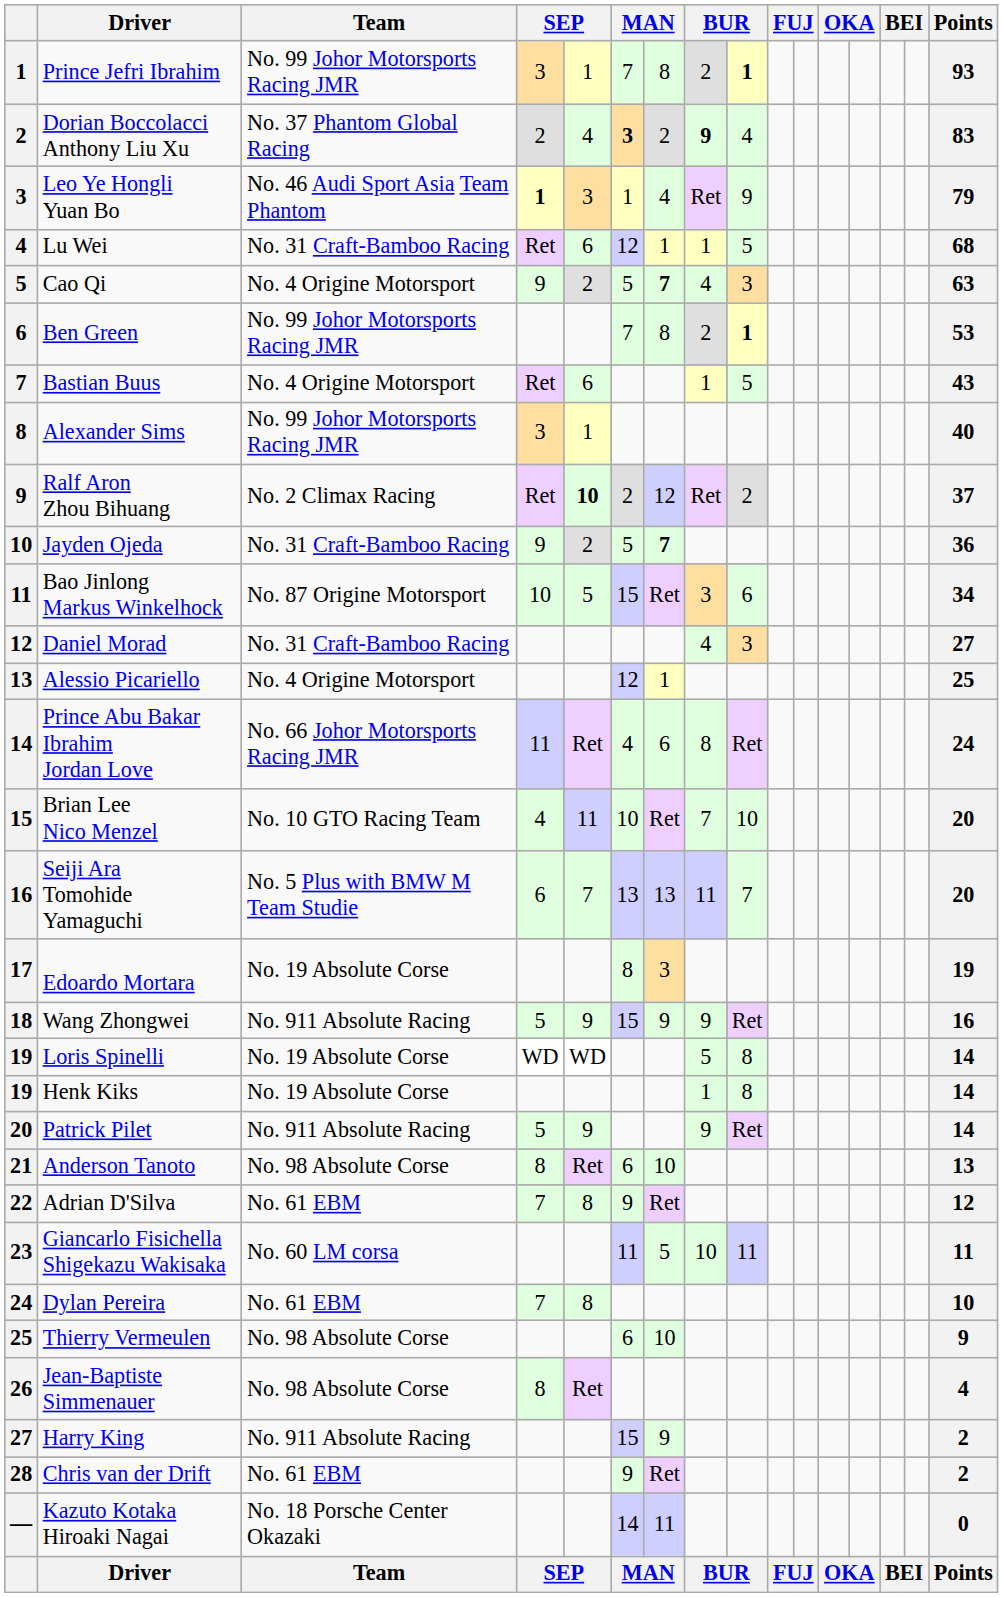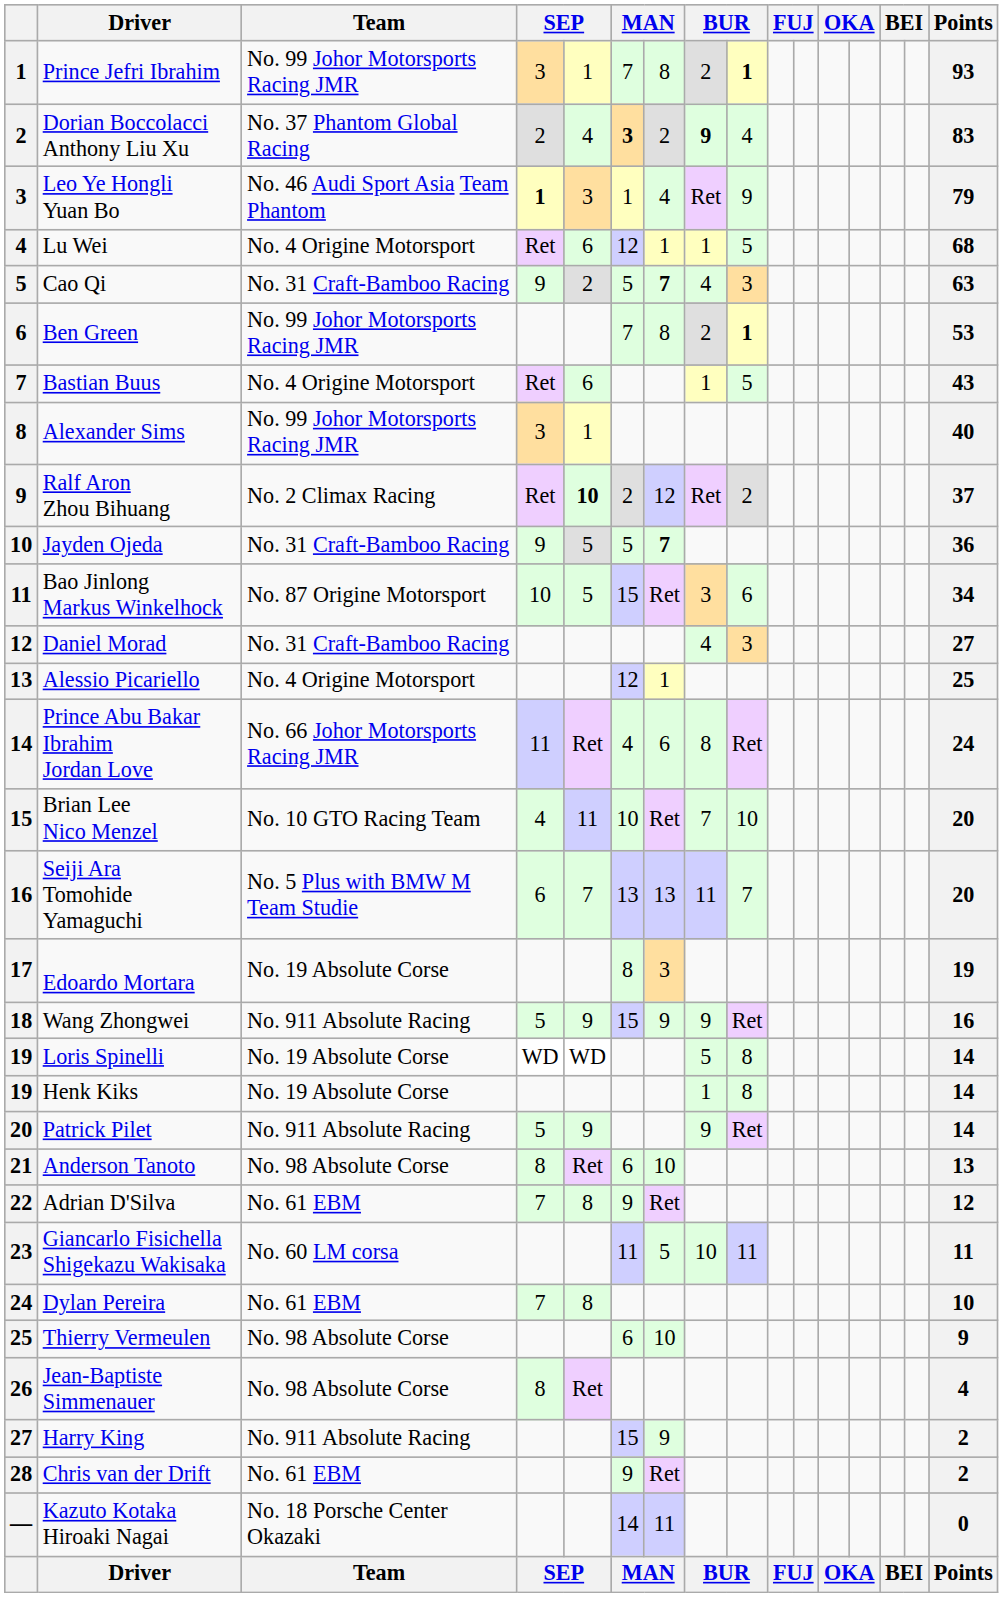(378, 246) No. 31 Craft-Bamboo Racing -> (361, 246) No. 4 Origine Motorsport
(361, 283) No. 4 Origine Motorsport -> (378, 283) No. 31 Craft-Bamboo Racing
(588, 544) 2 -> (588, 544) 5
